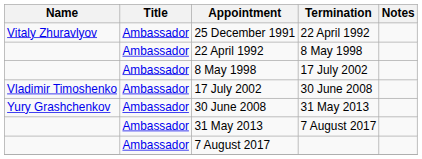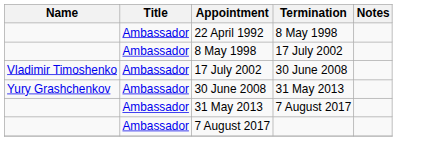- row: (245, 32)
